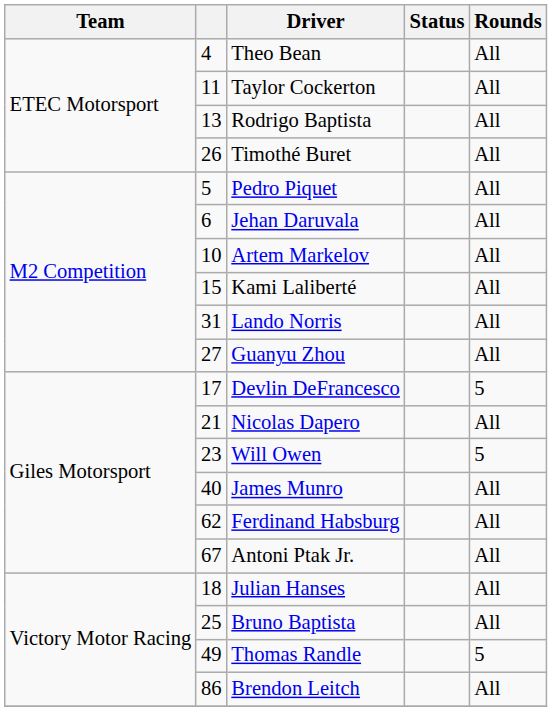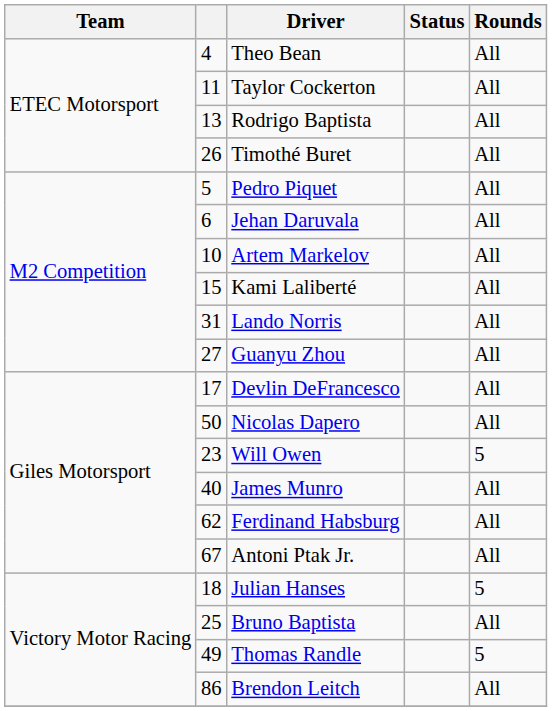(479, 388) 5 -> (487, 388) All
(211, 421) 21 -> (211, 421) 50
(487, 588) All -> (479, 588) 5
